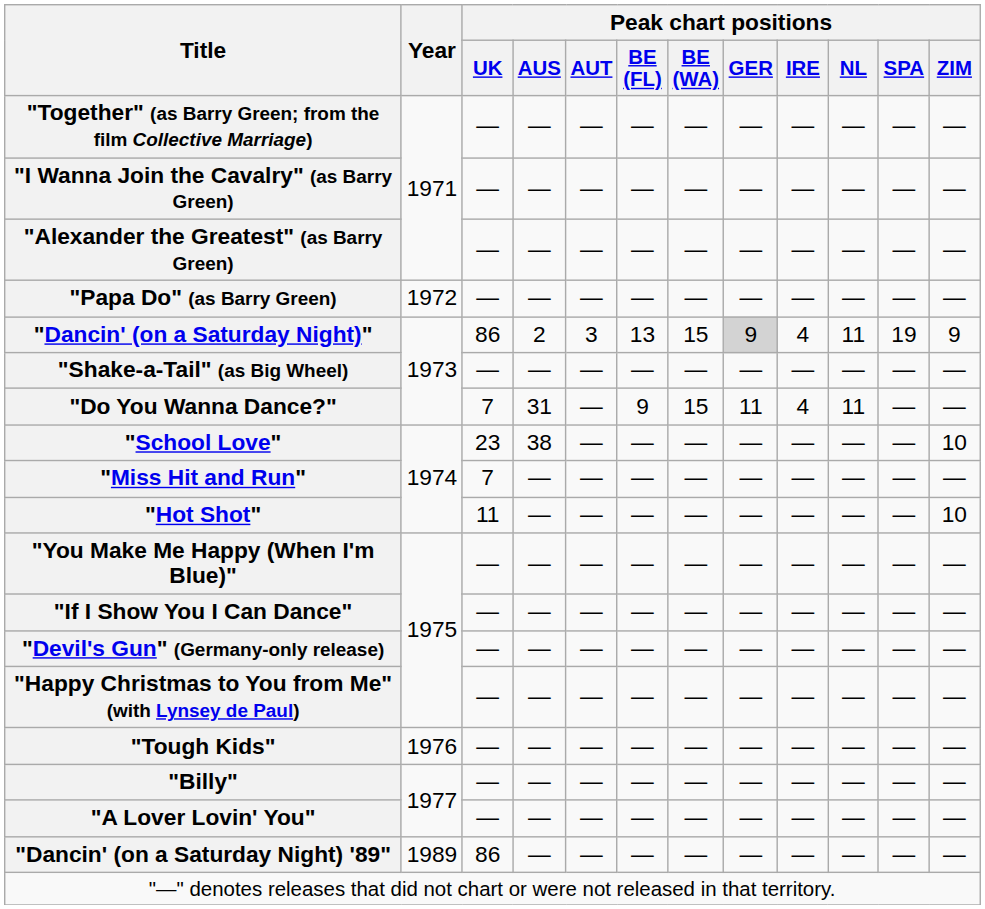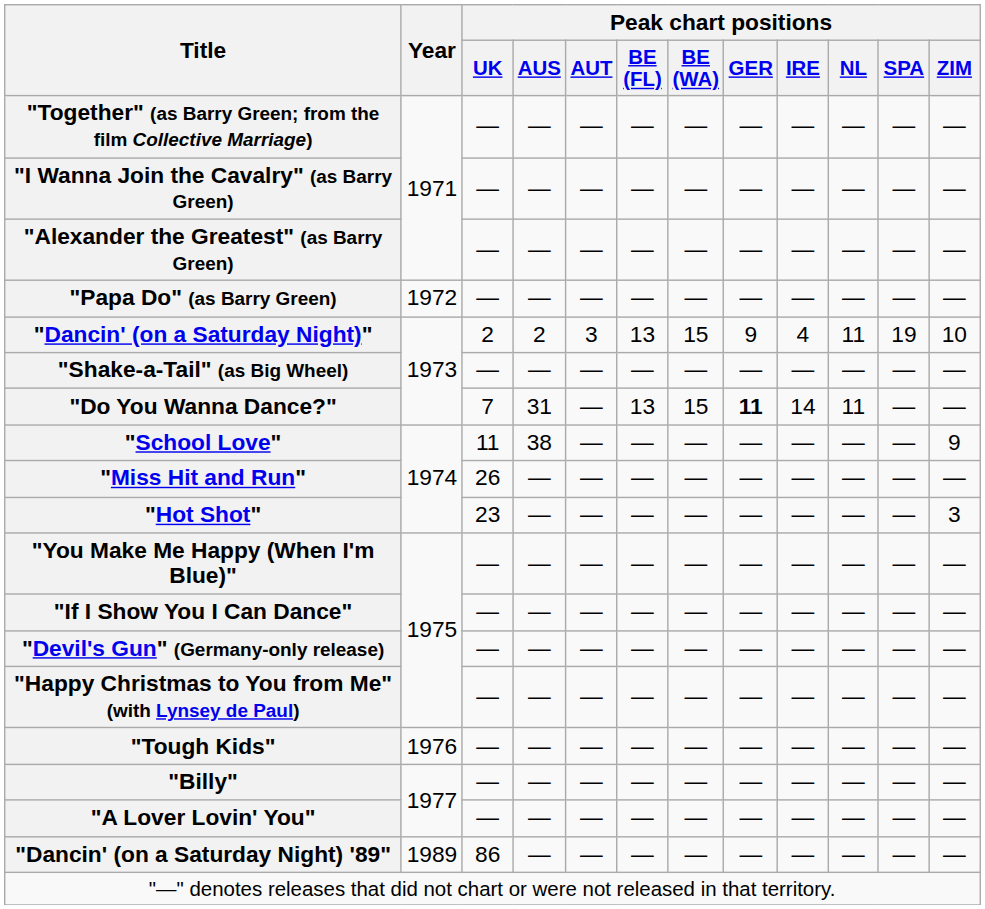(488, 334) 86 -> (488, 334) 2
(751, 334) lightgrey background -> (751, 334) no background
(954, 334) 9 -> (954, 334) 10
(642, 406) 9 -> (642, 406) 13
(751, 406) normal -> (751, 406) bold
(803, 406) 4 -> (803, 406) 14
(488, 442) 23 -> (488, 442) 11
(954, 442) 10 -> (954, 442) 9
(488, 478) 7 -> (488, 478) 26
(488, 514) 11 -> (488, 514) 23
(954, 514) 10 -> (954, 514) 3
